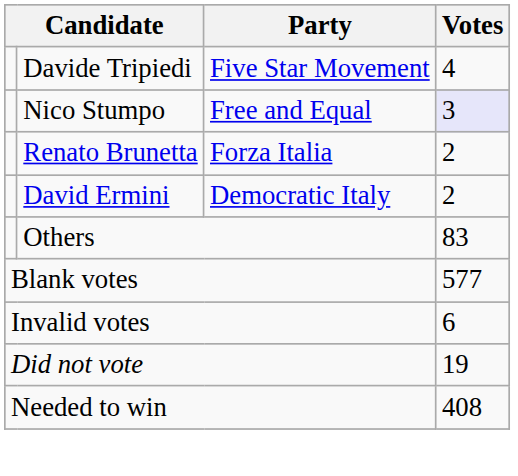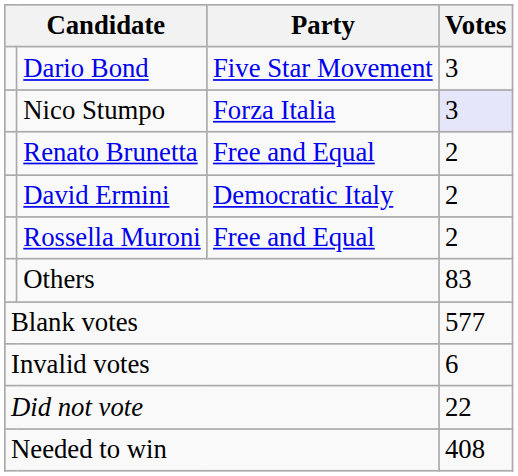- row: (108, 68)
+ row: (86, 68)
(291, 110) Free and Equal -> (274, 110) Forza Italia
(271, 152) Forza Italia -> (294, 152) Free and Equal
+ row: (112, 237)
(455, 364) 19 -> (458, 407) 22
